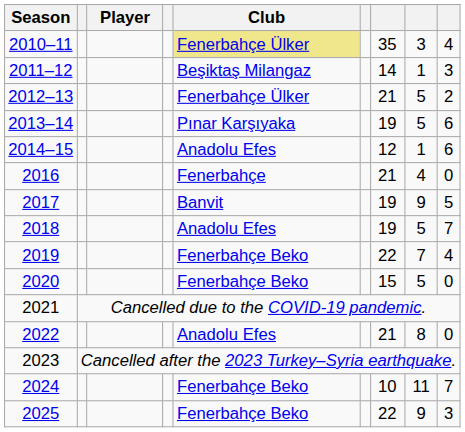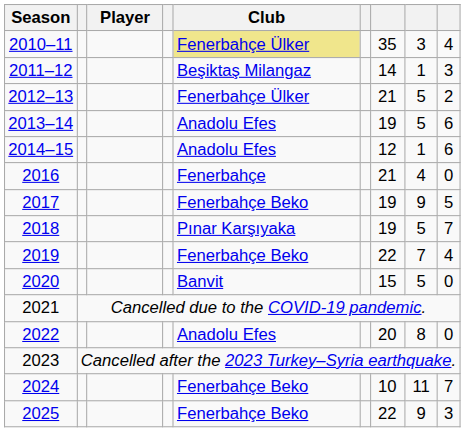(236, 123) Pınar Karşıyaka -> (226, 123) Anadolu Efes
(200, 202) Banvit -> (243, 202) Fenerbahçe Beko
(226, 228) Anadolu Efes -> (236, 228) Pınar Karşıyaka
(243, 281) Fenerbahçe Beko -> (200, 281) Banvit
(387, 334) 21 -> (387, 334) 20
